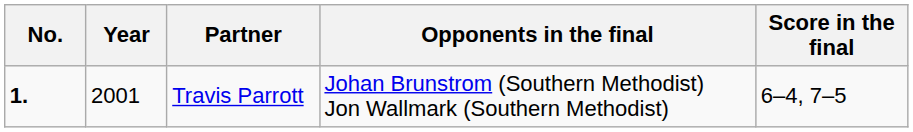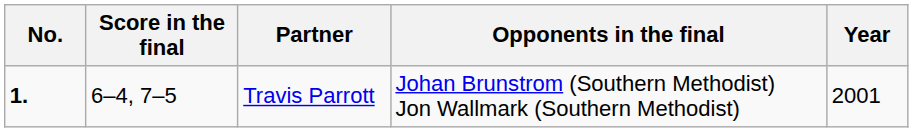columns swapped: (127, 34) <-> (832, 34)
